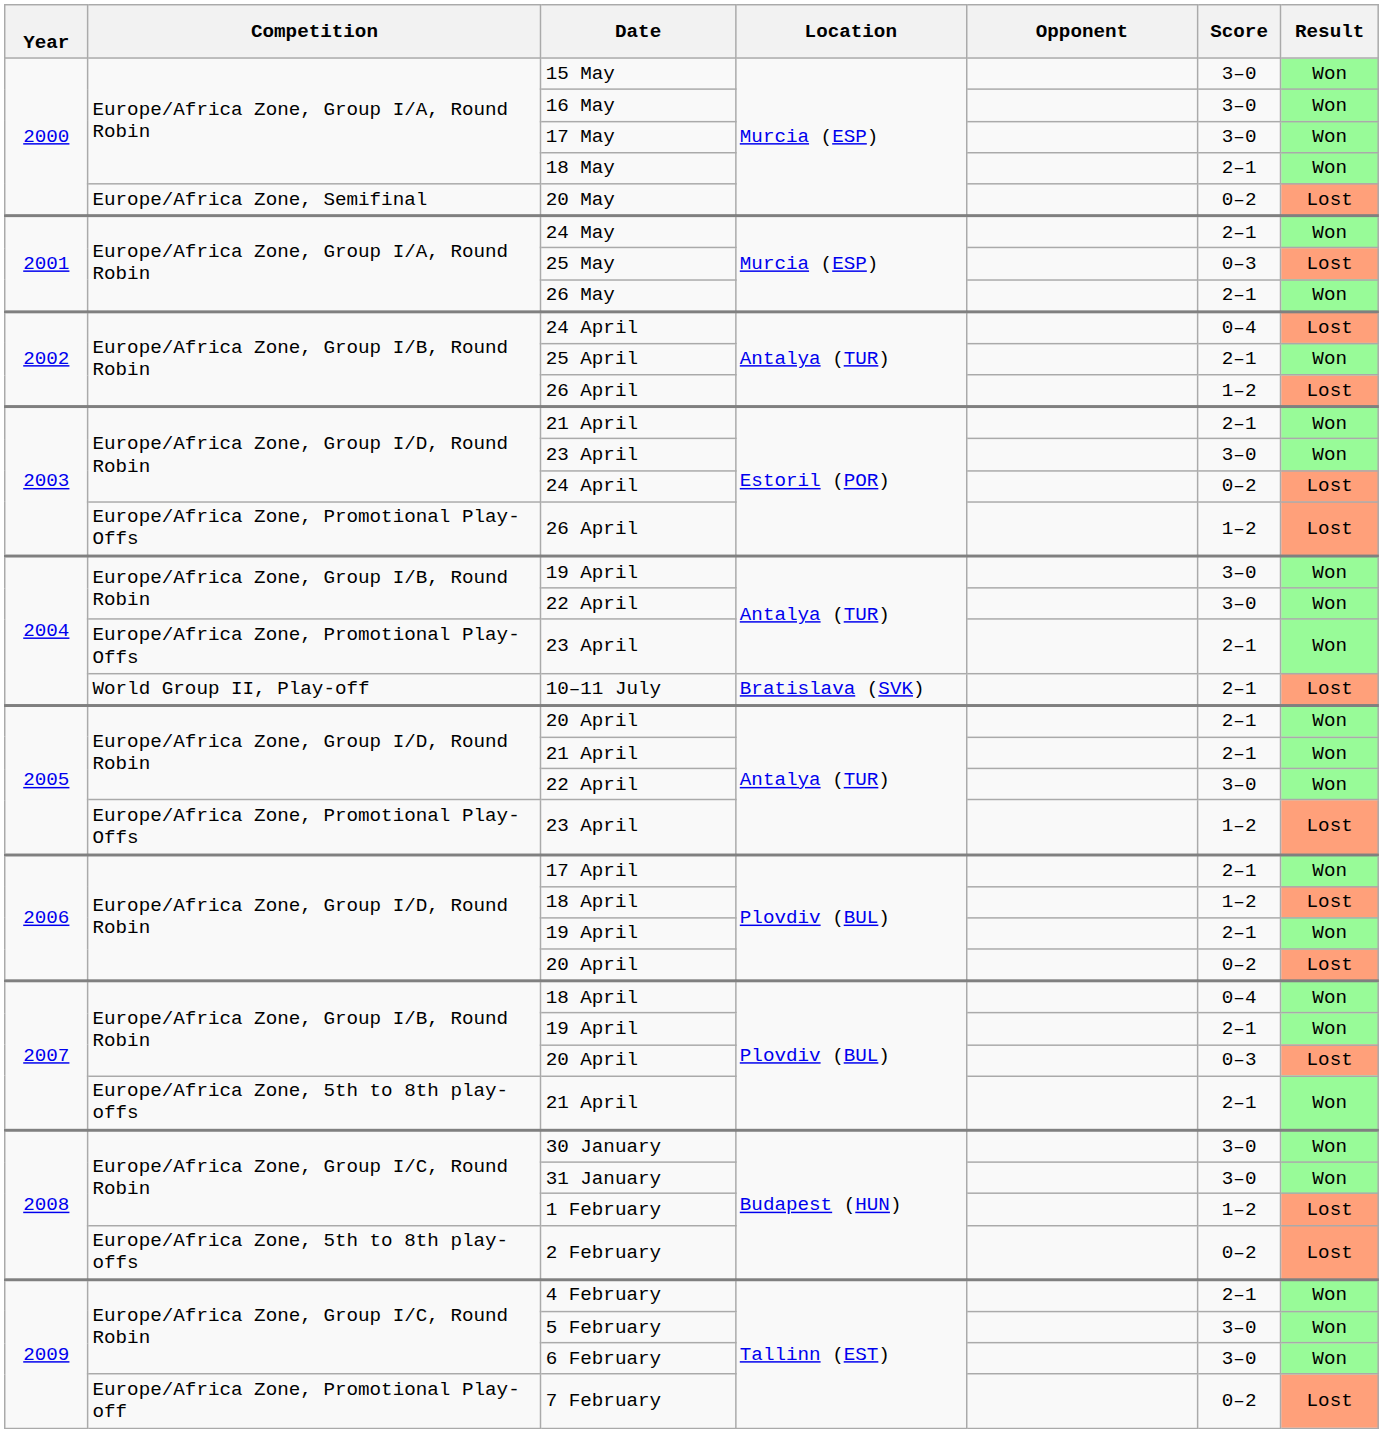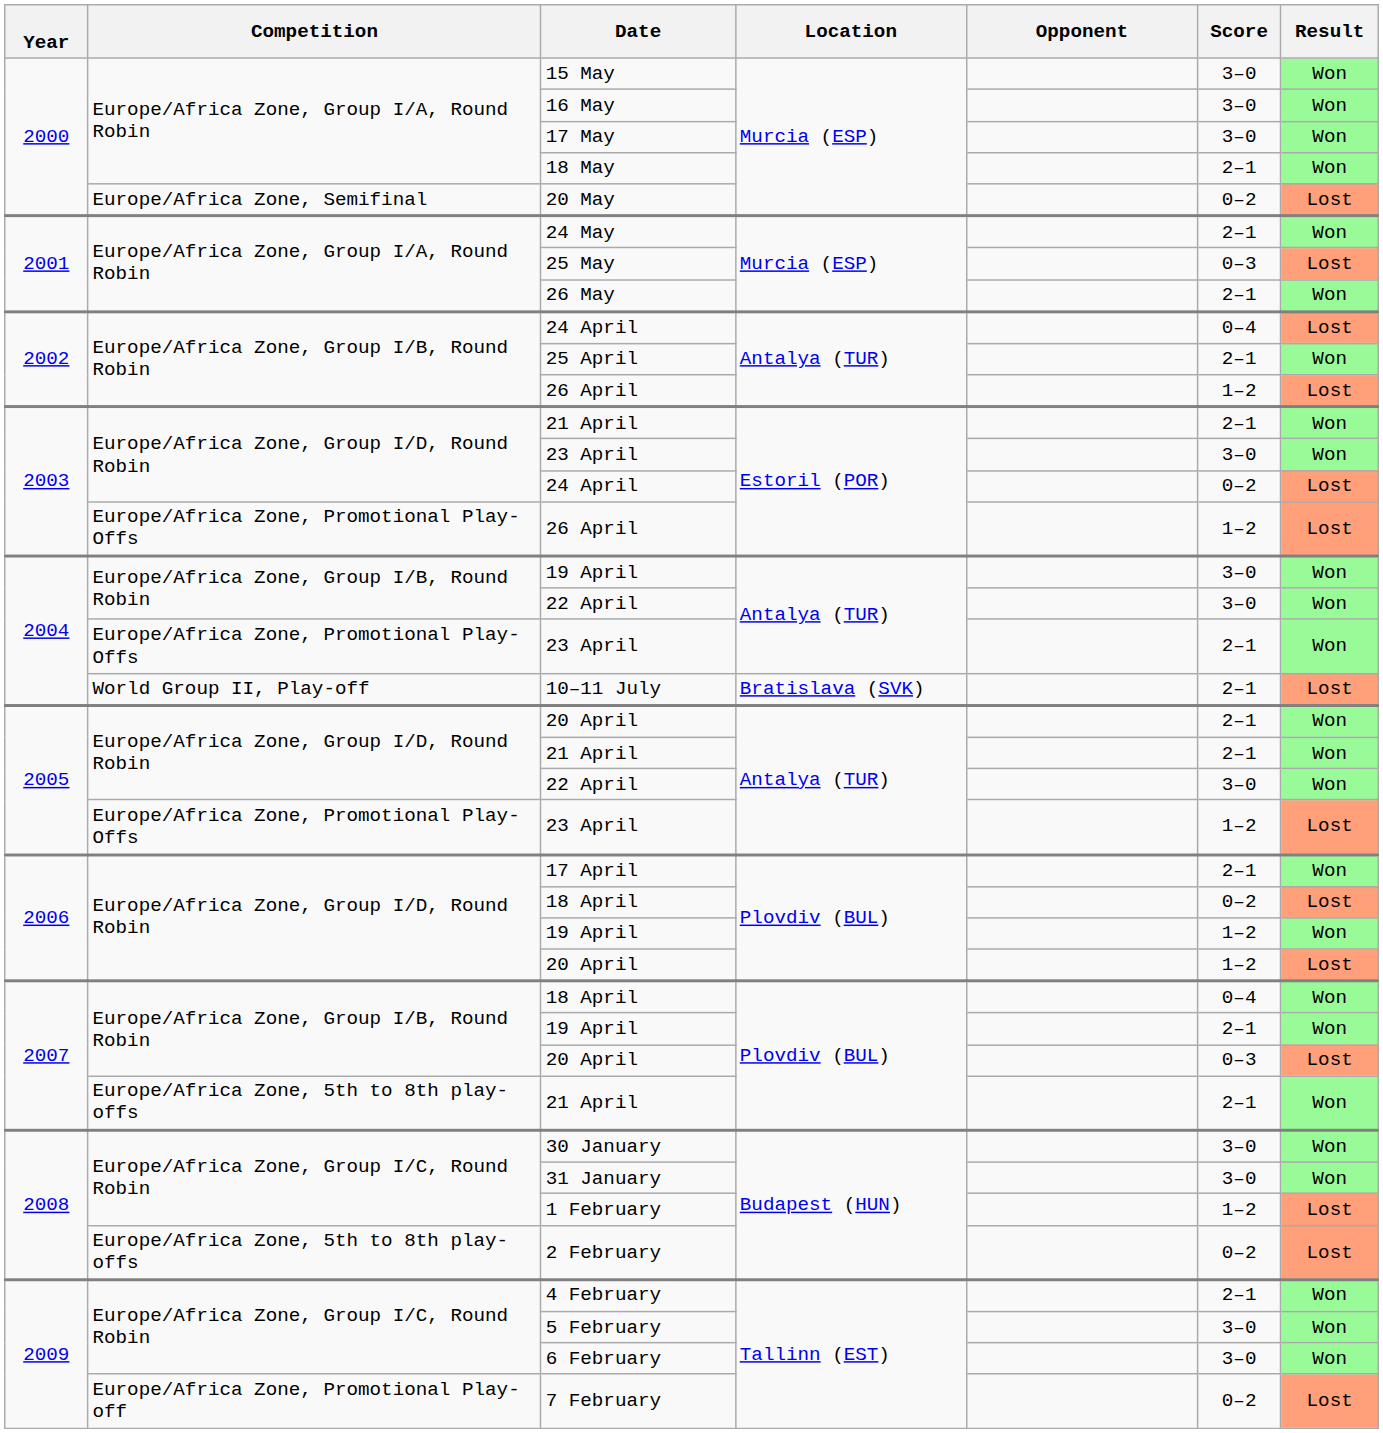(1239, 902) 1–2 -> (1239, 902) 0–2
(1239, 933) 2–1 -> (1239, 933) 1–2
(1239, 965) 0–2 -> (1239, 965) 1–2
